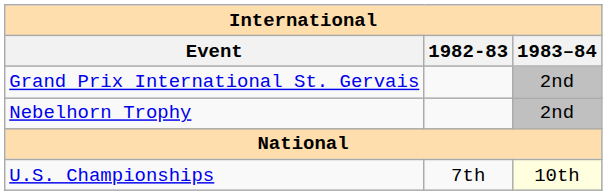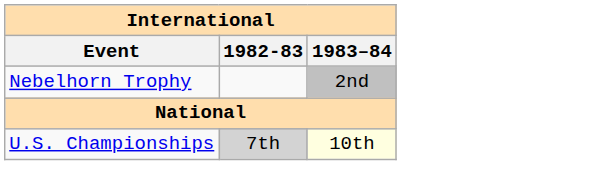- row: (214, 82)
(468, 175) no background -> (263, 144) lightgrey background
